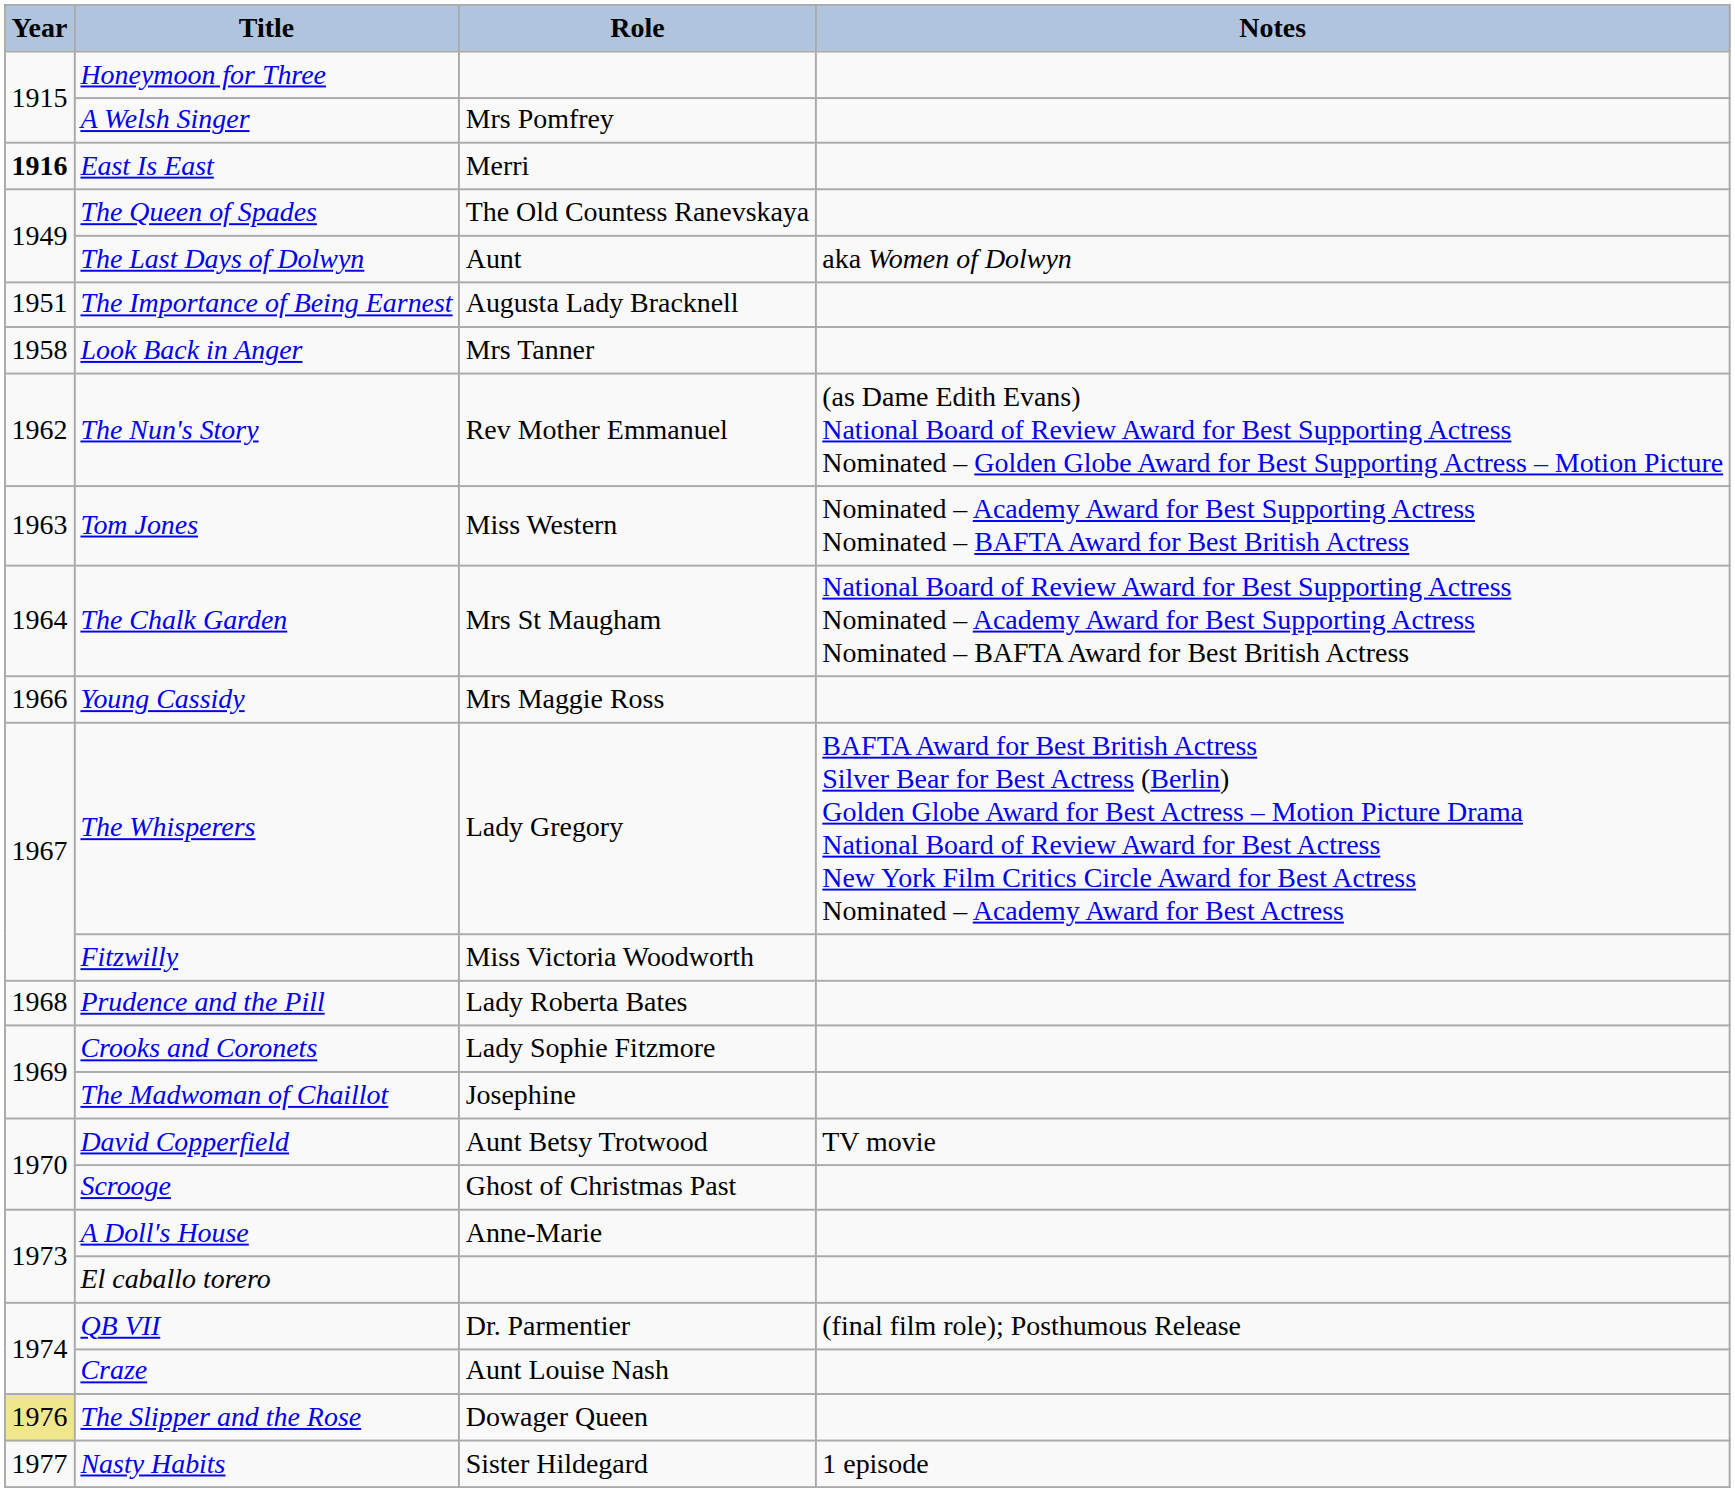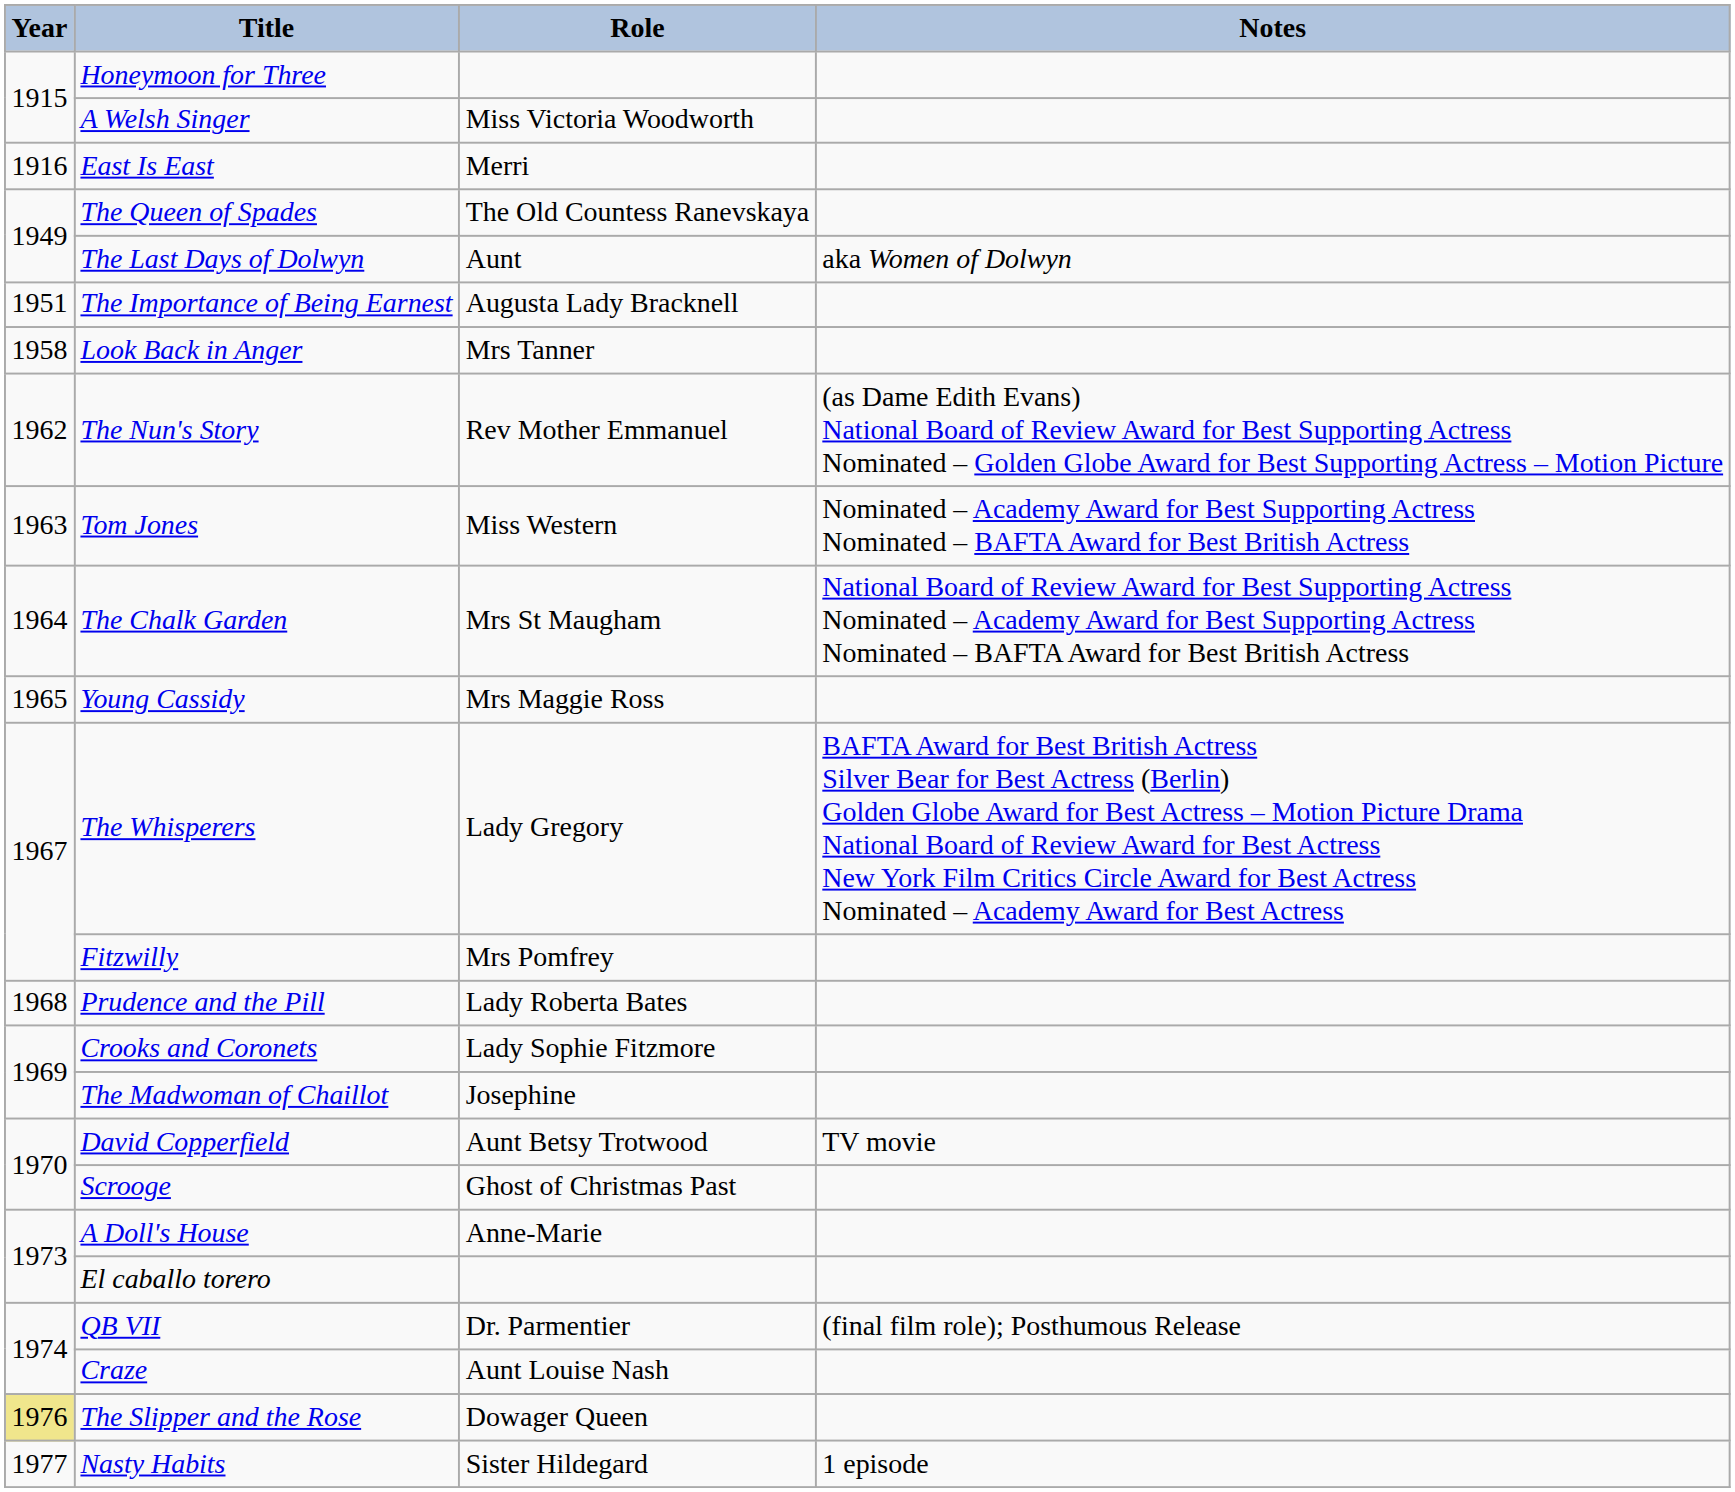(540, 120) Mrs Pomfrey -> (610, 120) Miss Victoria Woodworth
(39, 166) bold -> (39, 166) normal
(39, 699) 1966 -> (39, 699) 1965
(610, 956) Miss Victoria Woodworth -> (540, 956) Mrs Pomfrey
